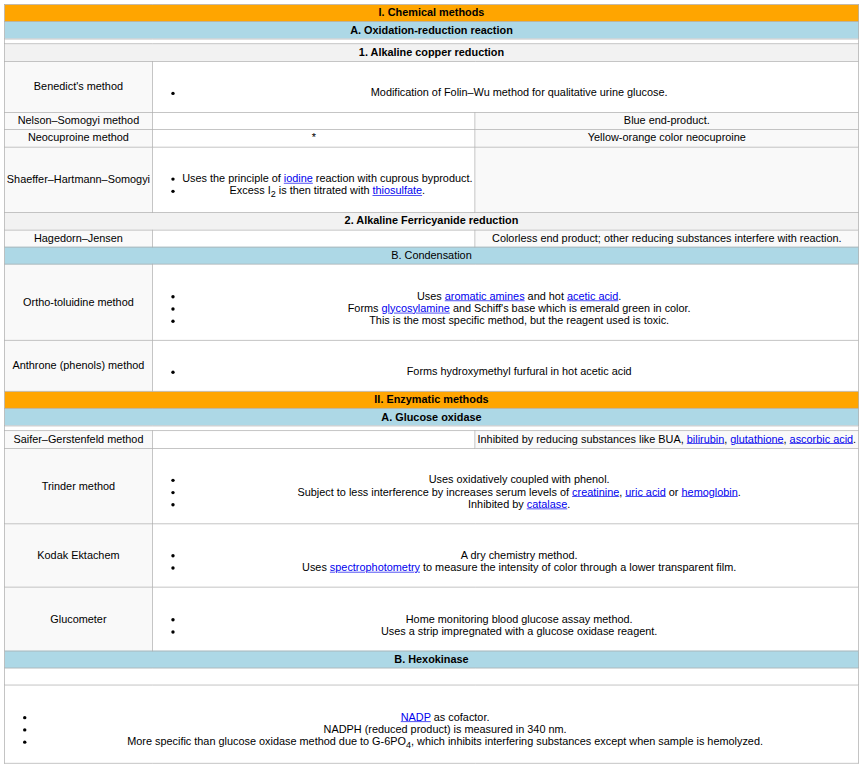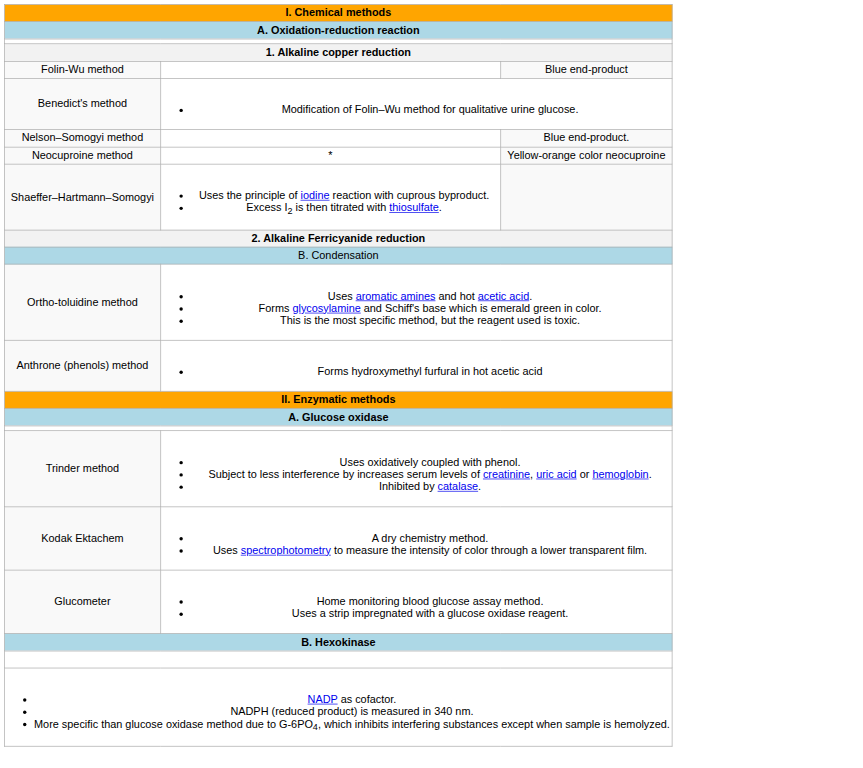+ row: (82, 69)
- row: (78, 238)
- row: (78, 439)
